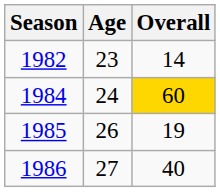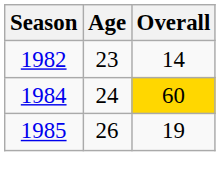- row: (44, 167)
